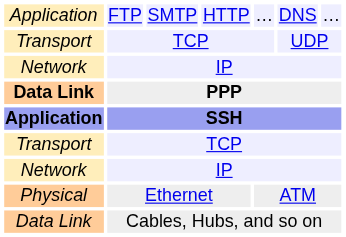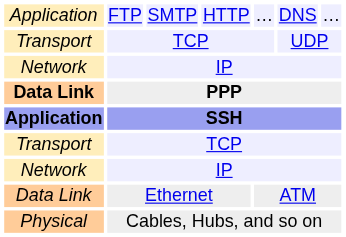(54, 195) Physical -> (54, 195) Data Link
(54, 221) Data Link -> (54, 221) Physical
